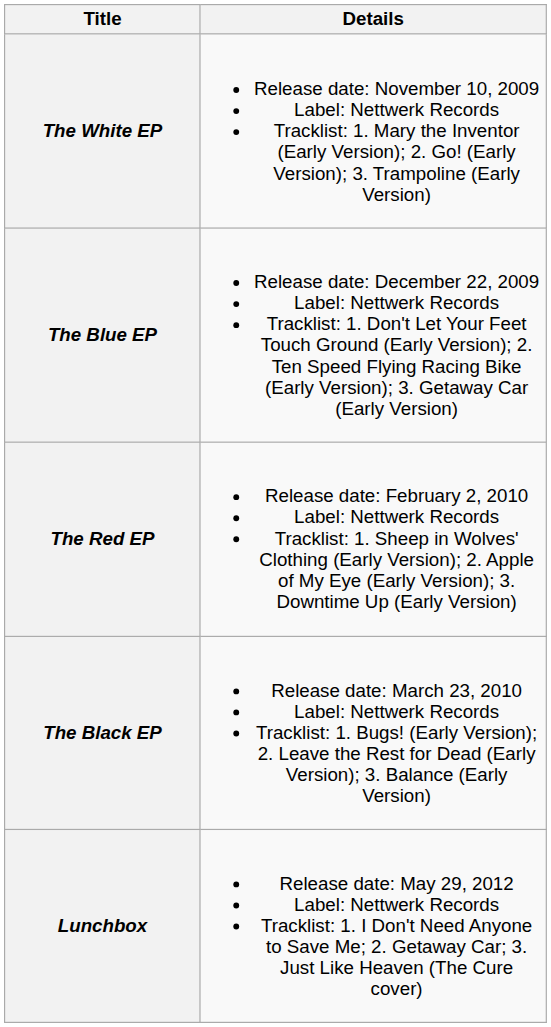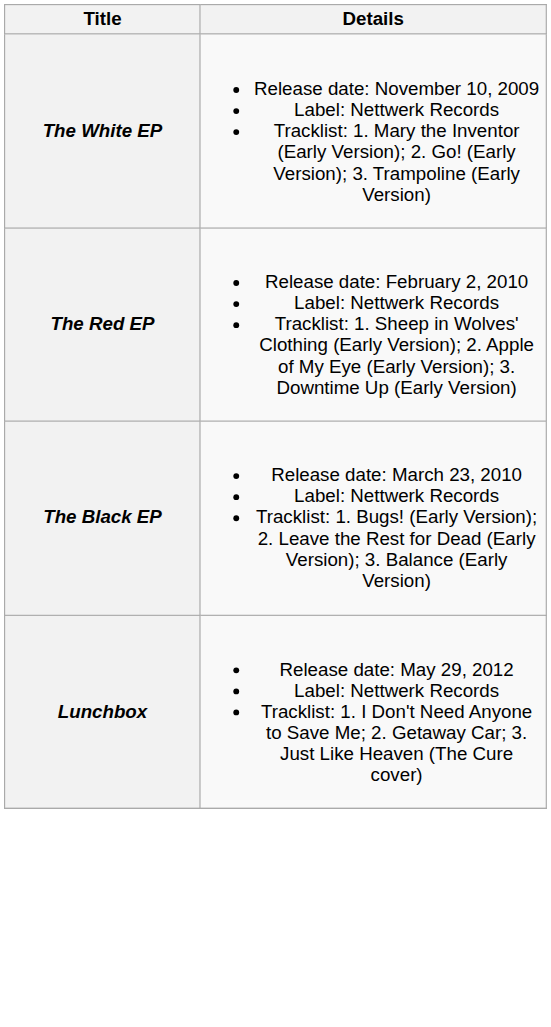- row: (102, 334)
